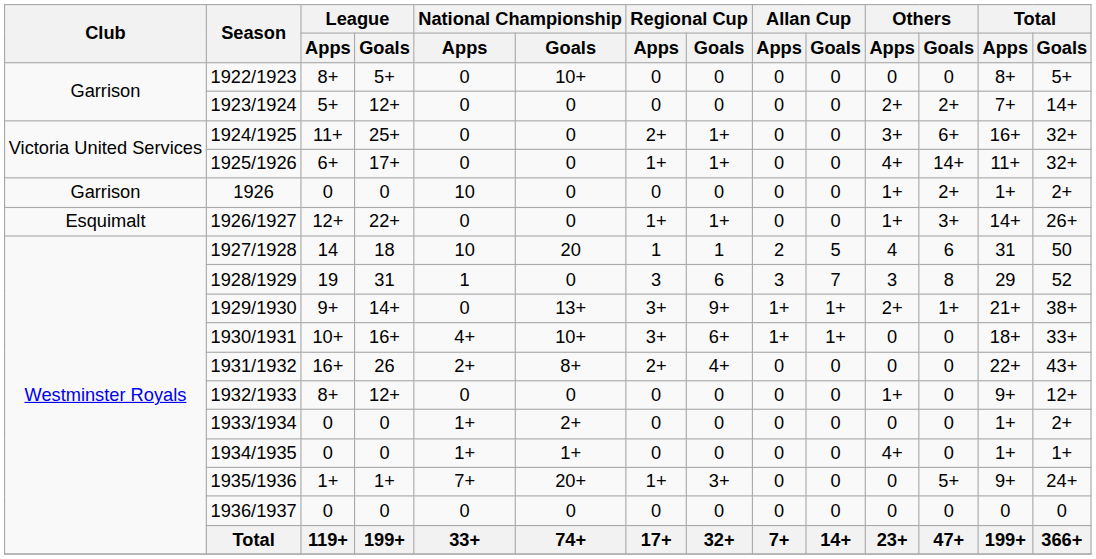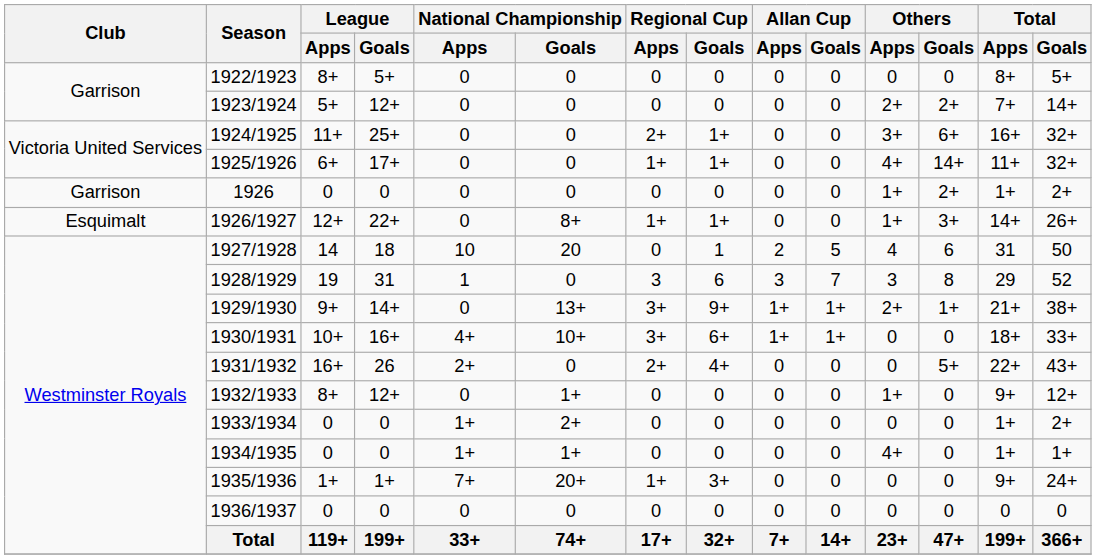(571, 76) 10+ -> (571, 76) 0
(465, 192) 10 -> (465, 192) 0
(571, 221) 0 -> (571, 221) 8+
(656, 250) 1 -> (656, 250) 0
(571, 366) 8+ -> (571, 366) 0
(949, 366) 0 -> (949, 366) 5+
(571, 395) 0 -> (571, 395) 1+
(949, 481) 5+ -> (949, 481) 0
